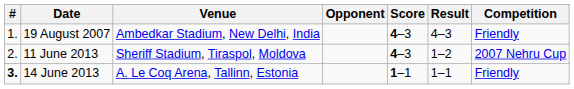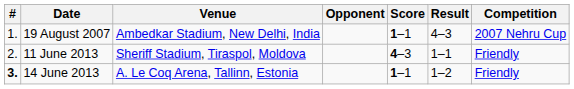(401, 34) 4–3 -> (401, 34) 1–1
(497, 34) Friendly -> (520, 34) 2007 Nehru Cup
(441, 53) 1–2 -> (441, 53) 1–1
(520, 53) 2007 Nehru Cup -> (497, 53) Friendly
(441, 73) 1–1 -> (441, 73) 1–2
